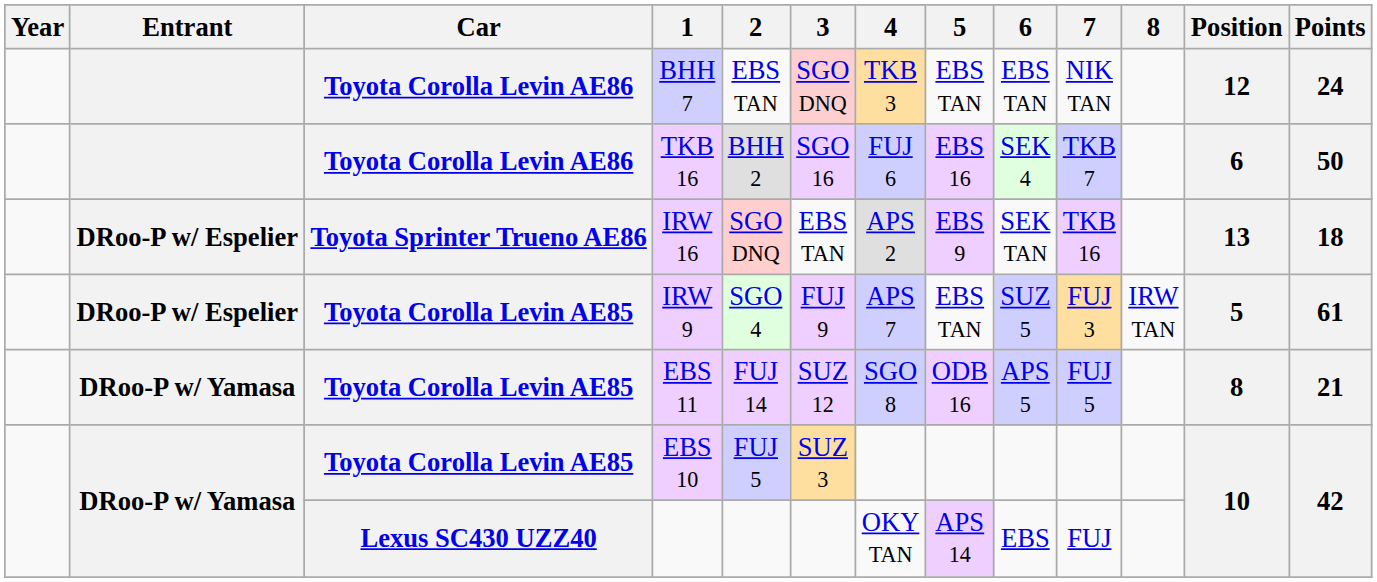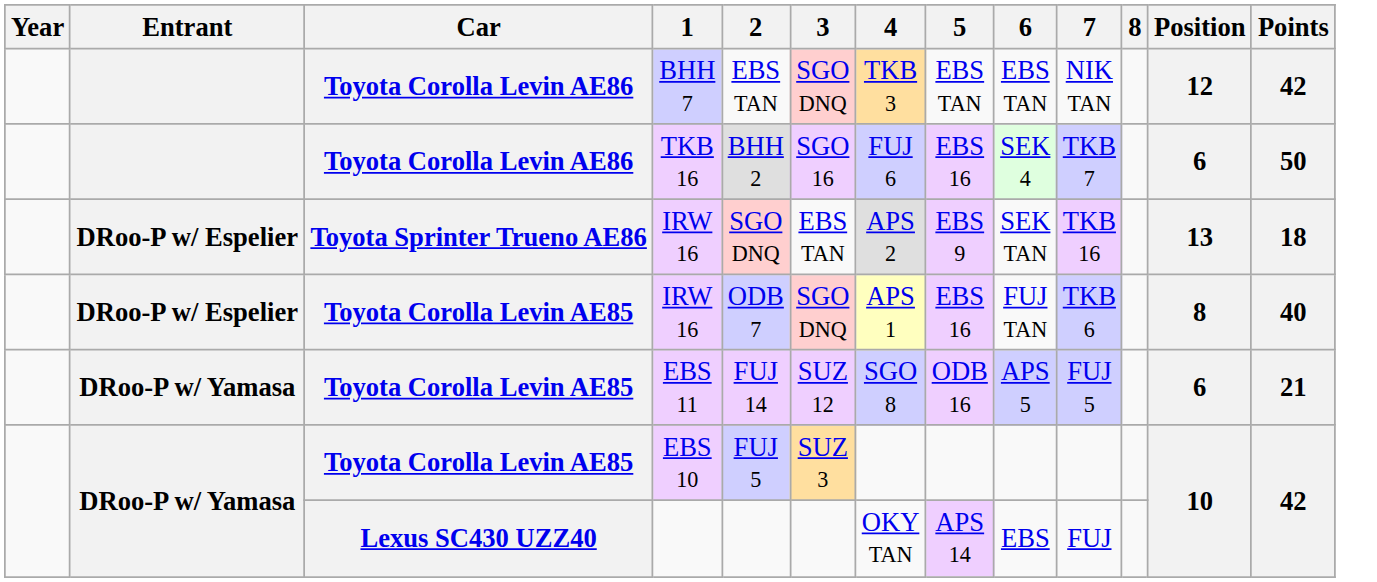(1330, 86) 24 -> (1293, 86) 42
+ row: (479, 312)
- row: (479, 312)
(1237, 387) 8 -> (1200, 387) 6
